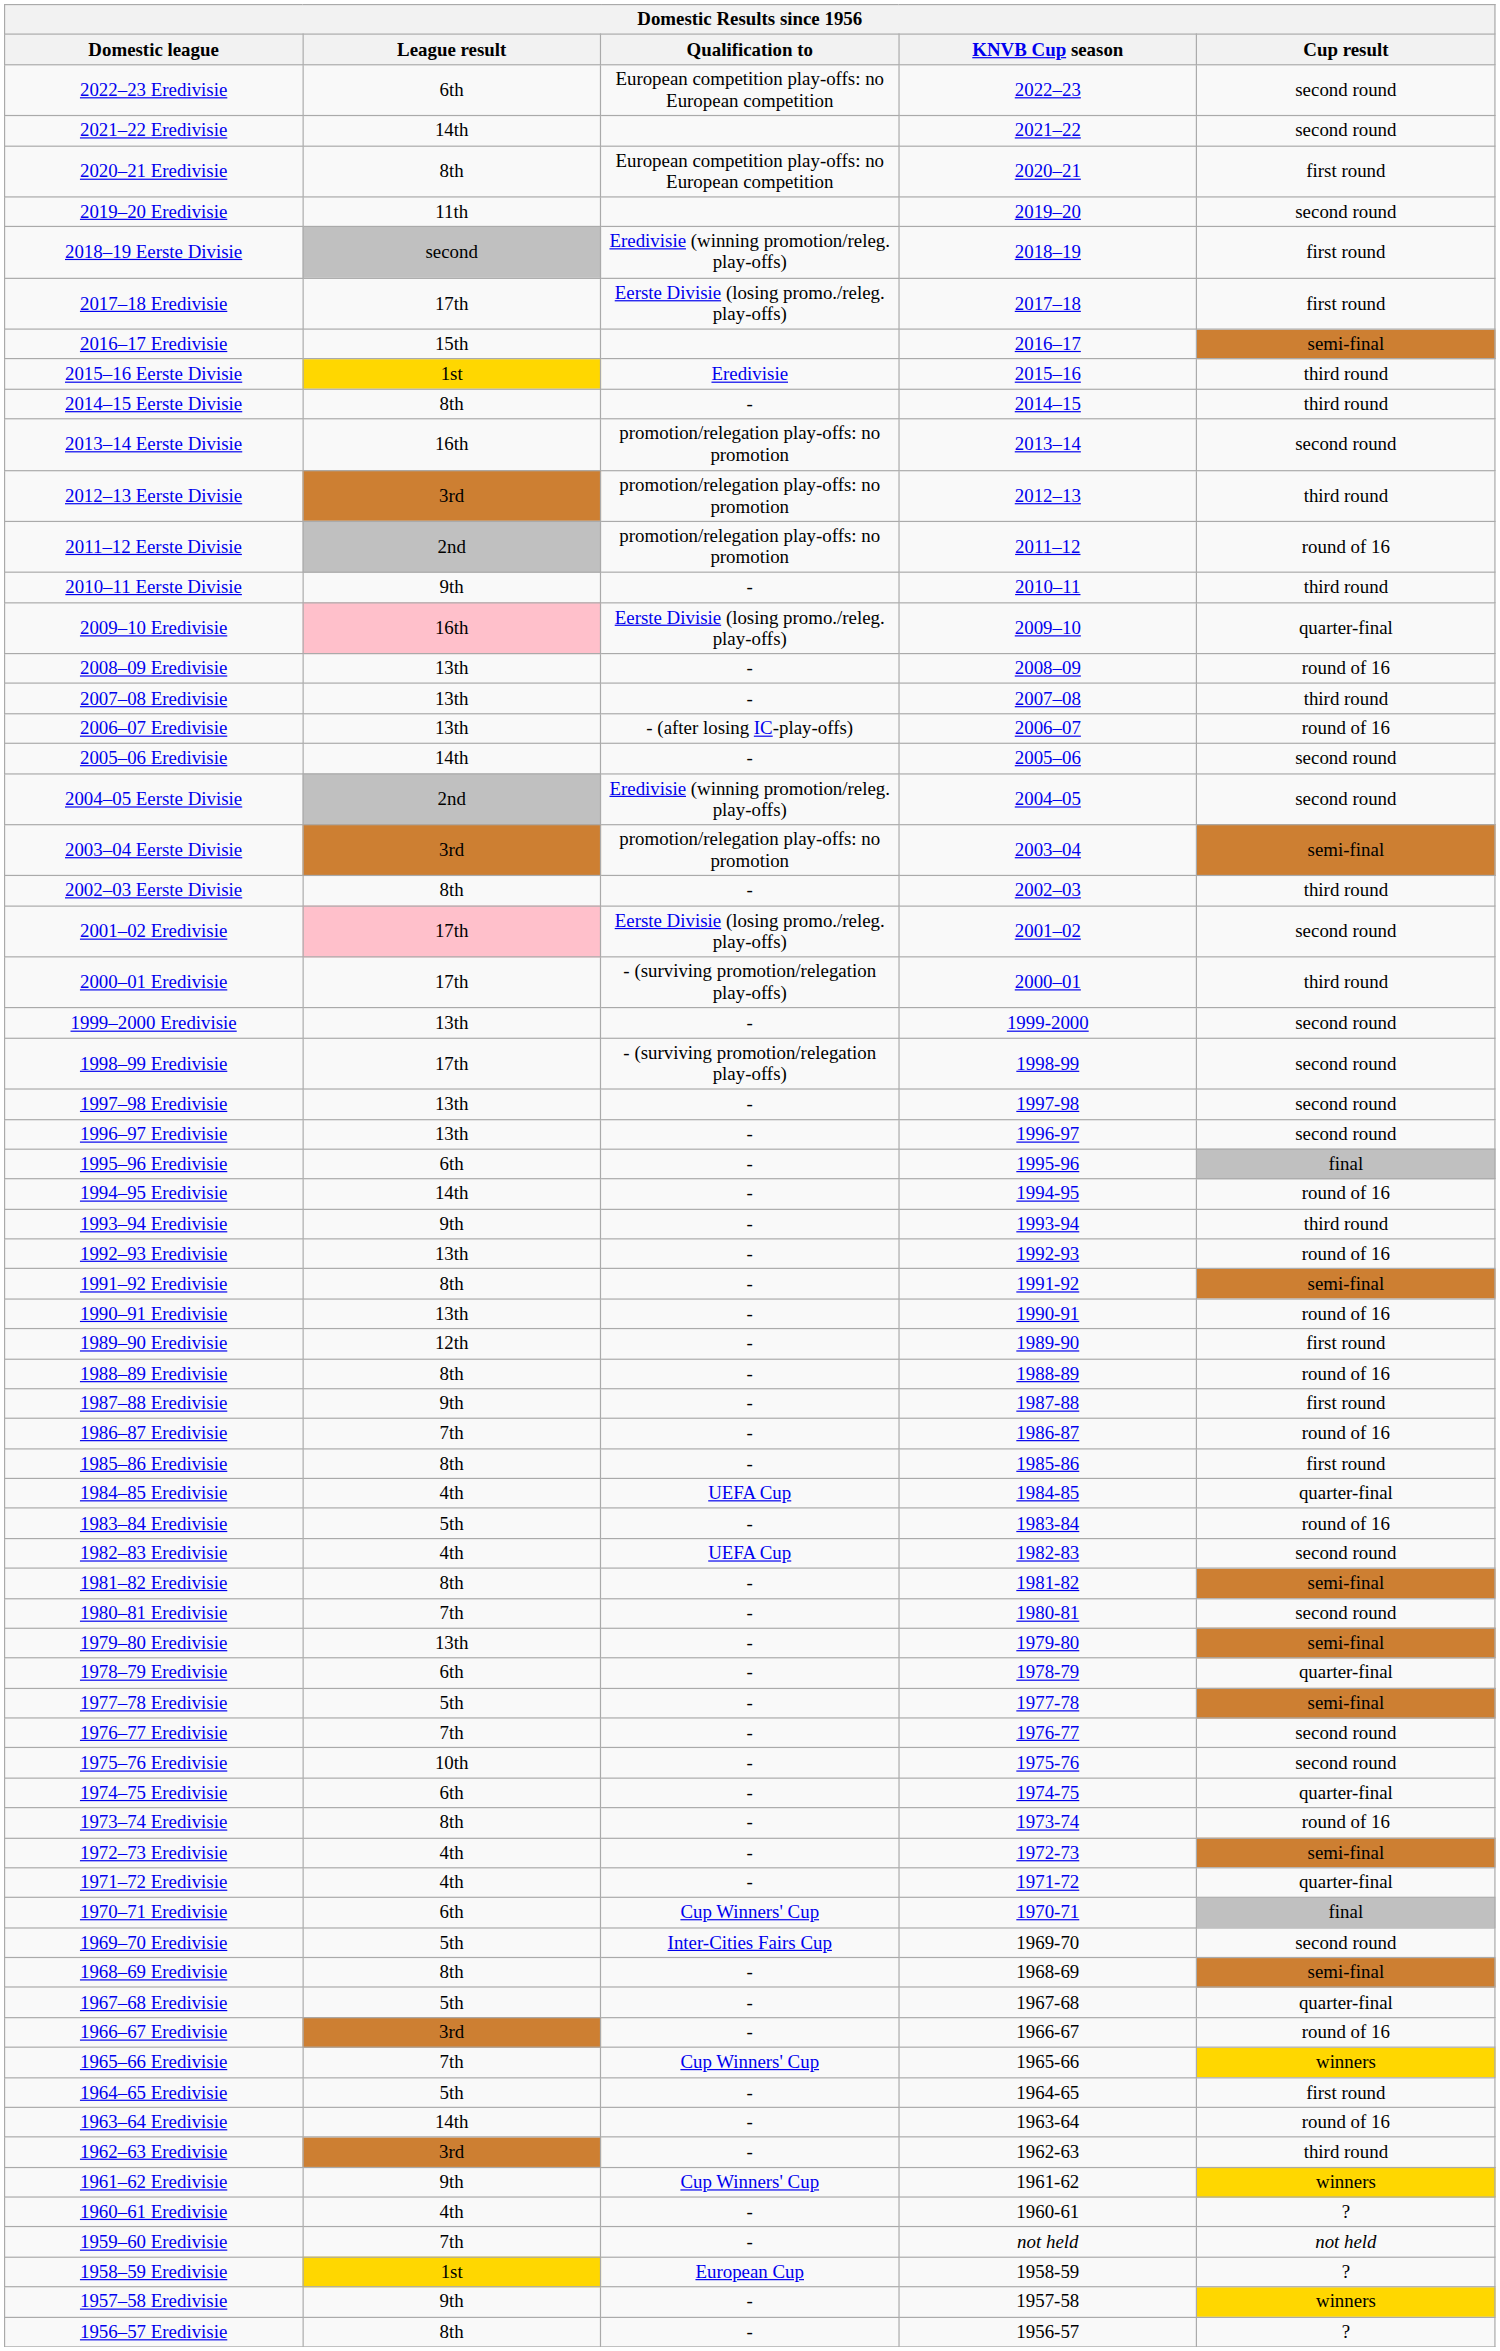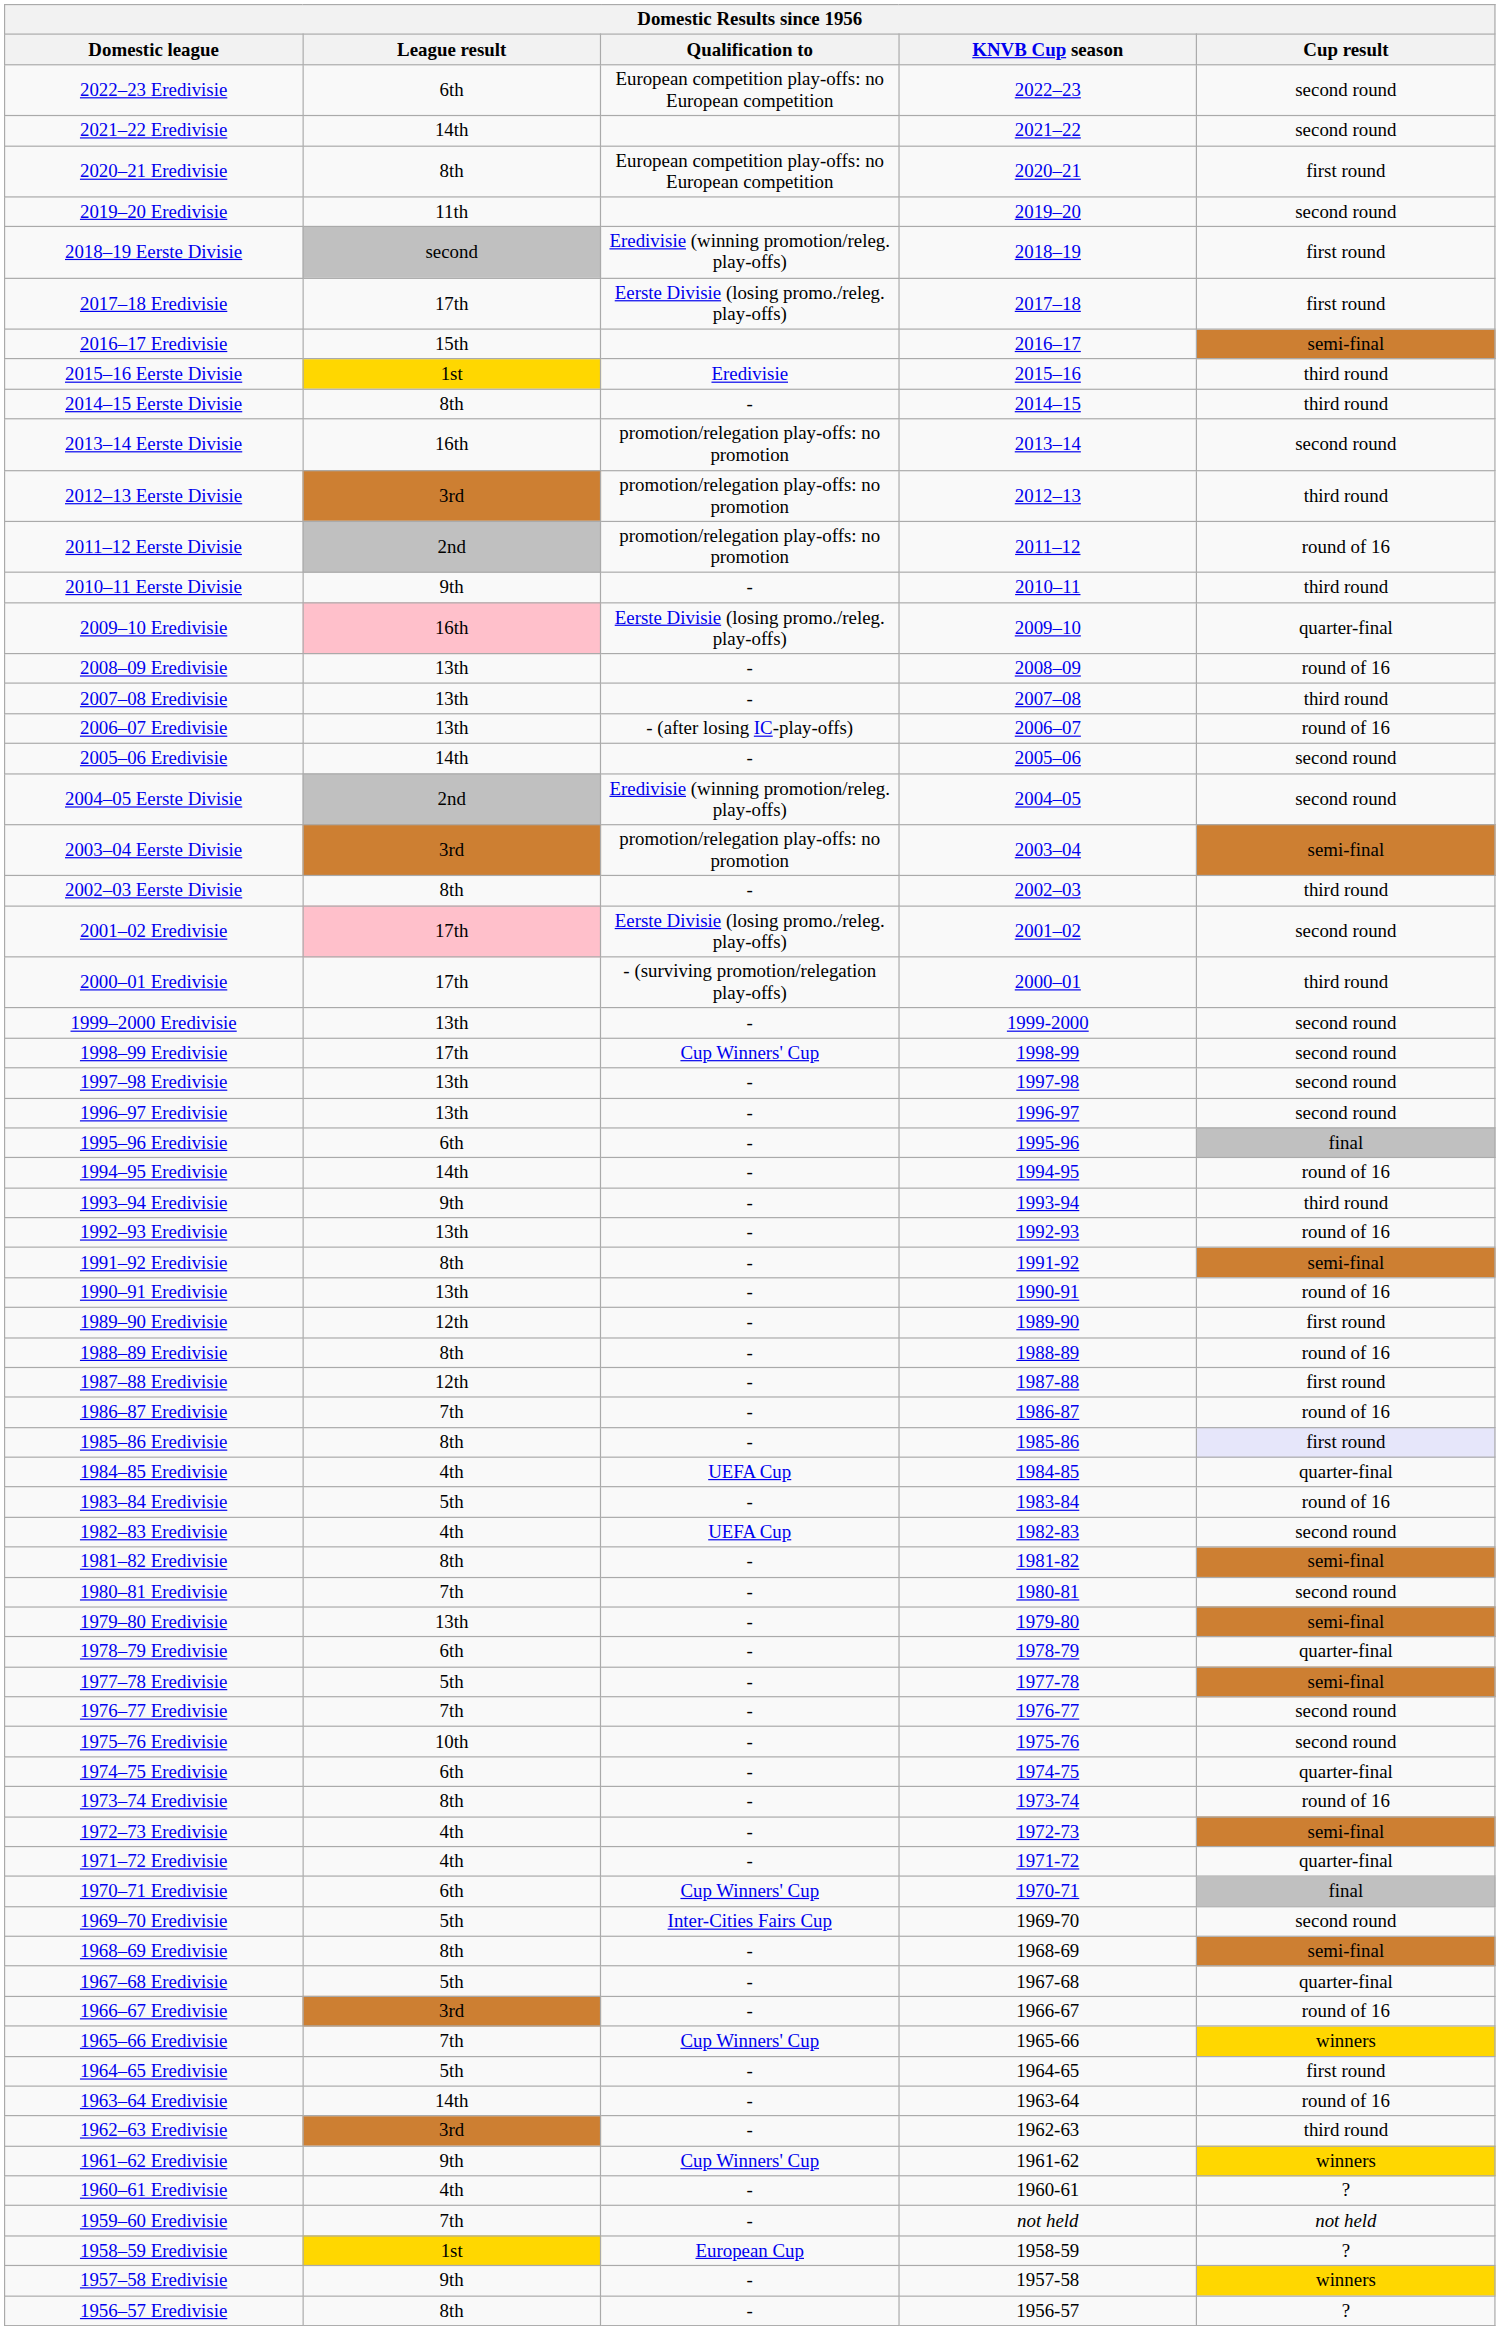(750, 1063) - (surviving promotion/relegation play-offs) -> (750, 1052) Cup Winners' Cup
(452, 1403) 9th -> (452, 1382) 12th
(1346, 1463) no background -> (1346, 1442) lavender background
